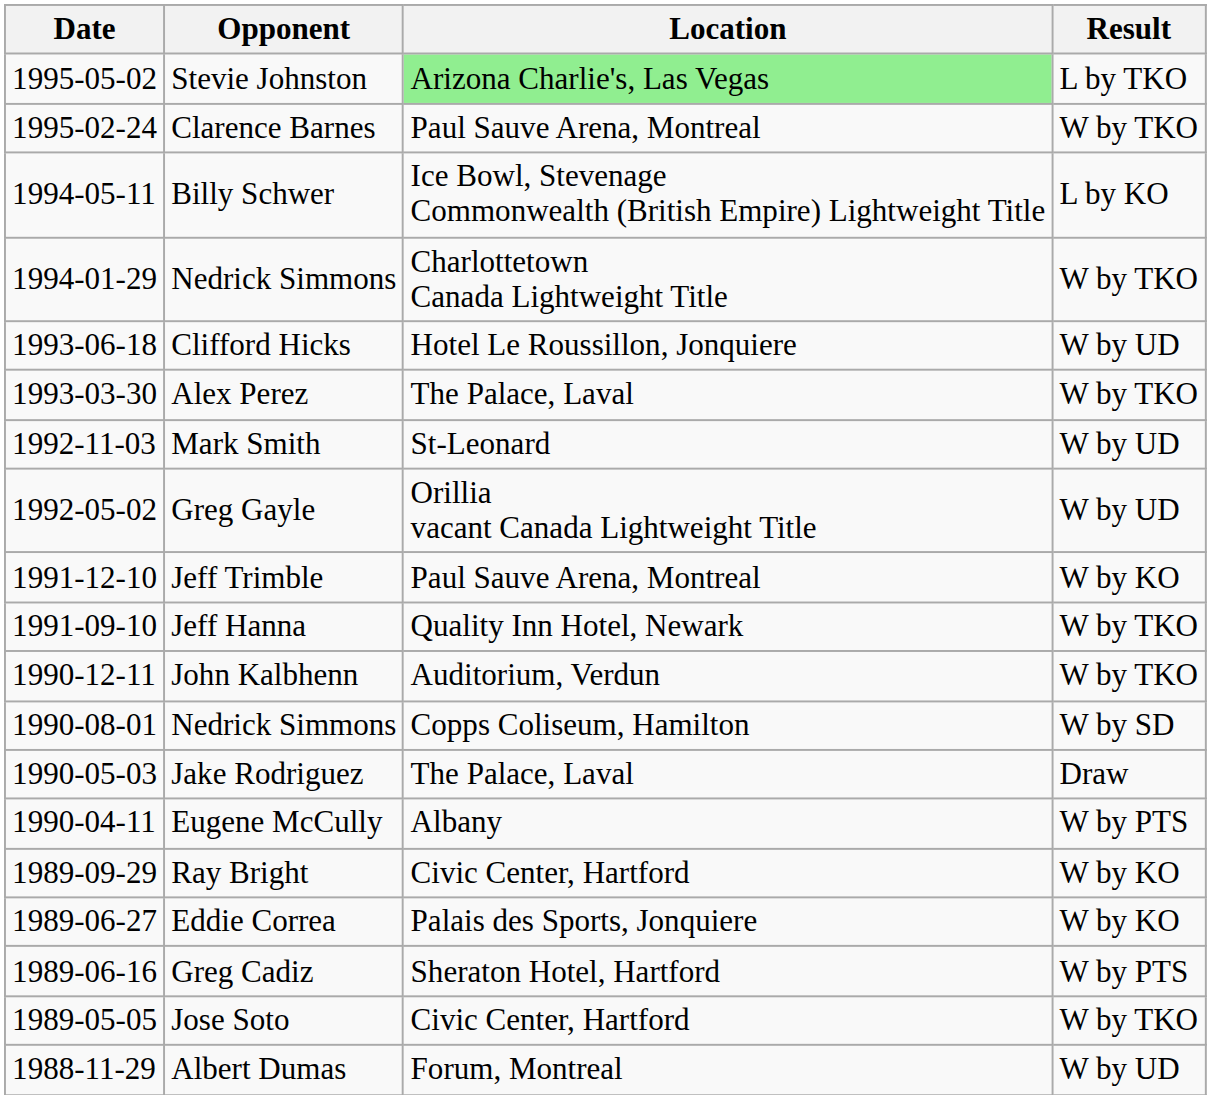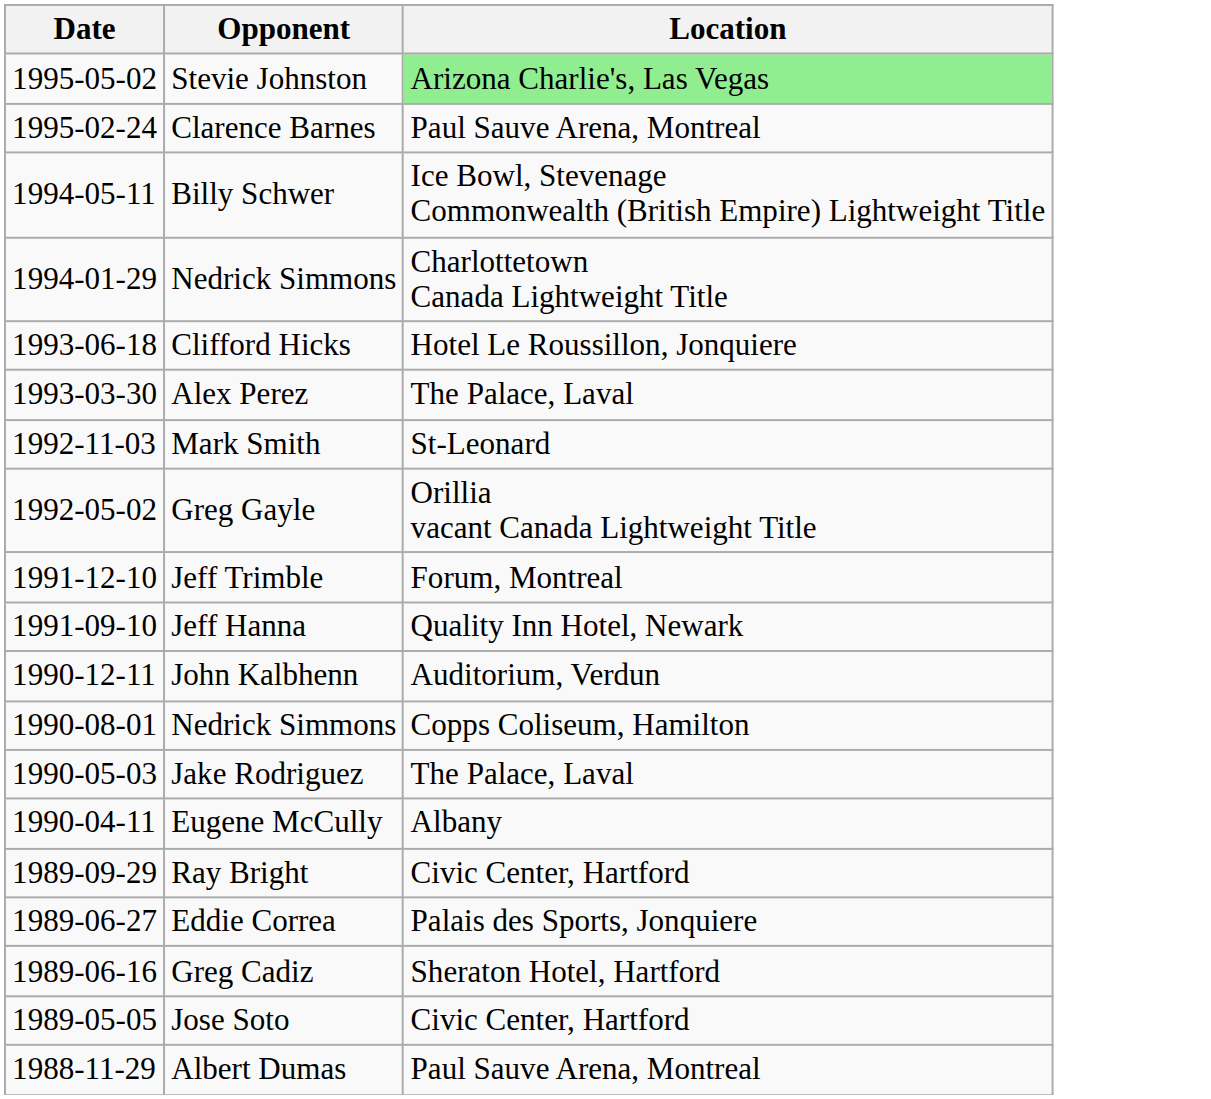- column: (1129, 29)
(586, 576) Paul Sauve Arena, Montreal -> (517, 576) Forum, Montreal
(517, 1069) Forum, Montreal -> (586, 1069) Paul Sauve Arena, Montreal
